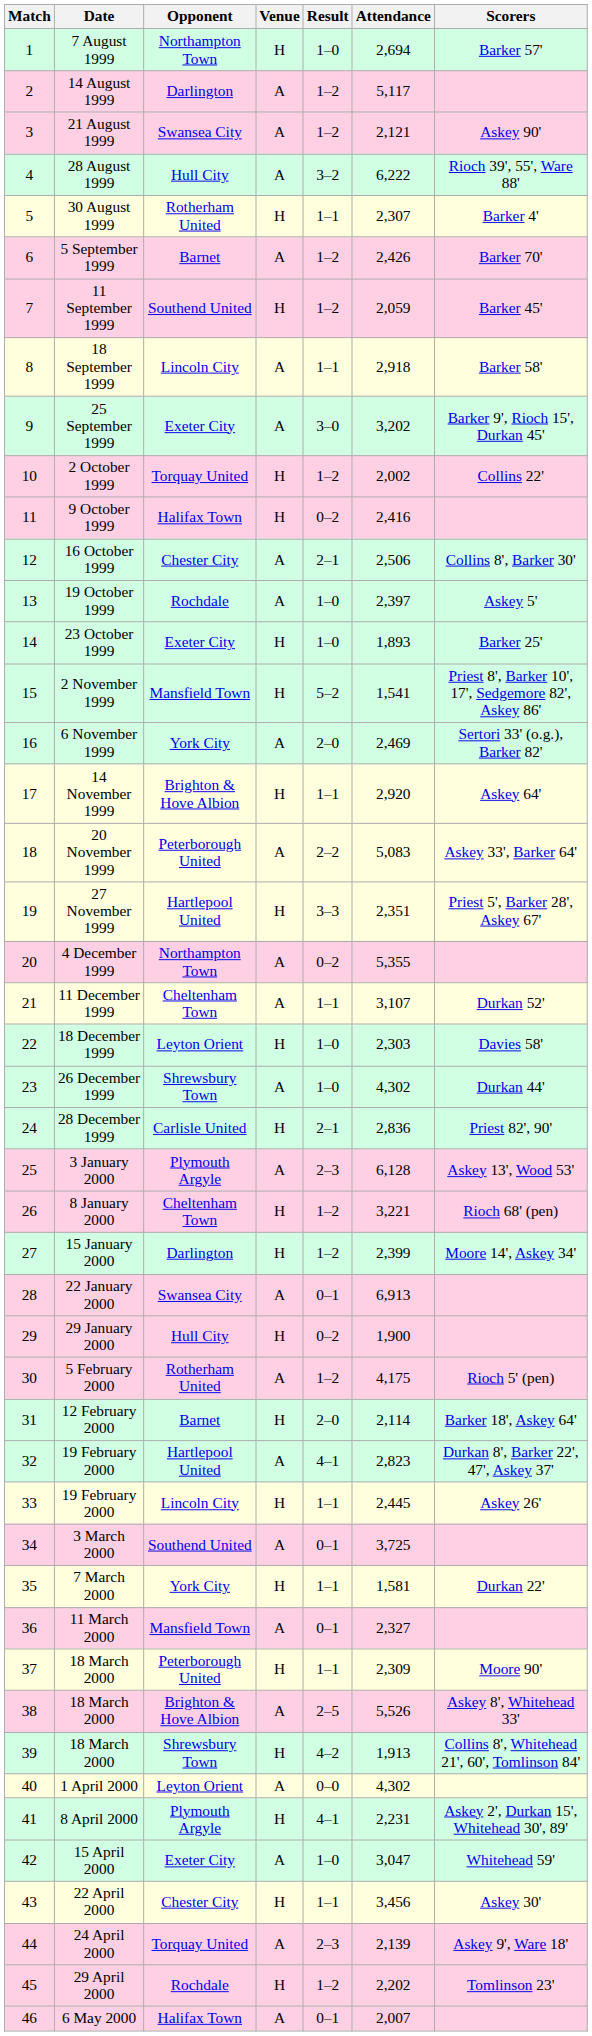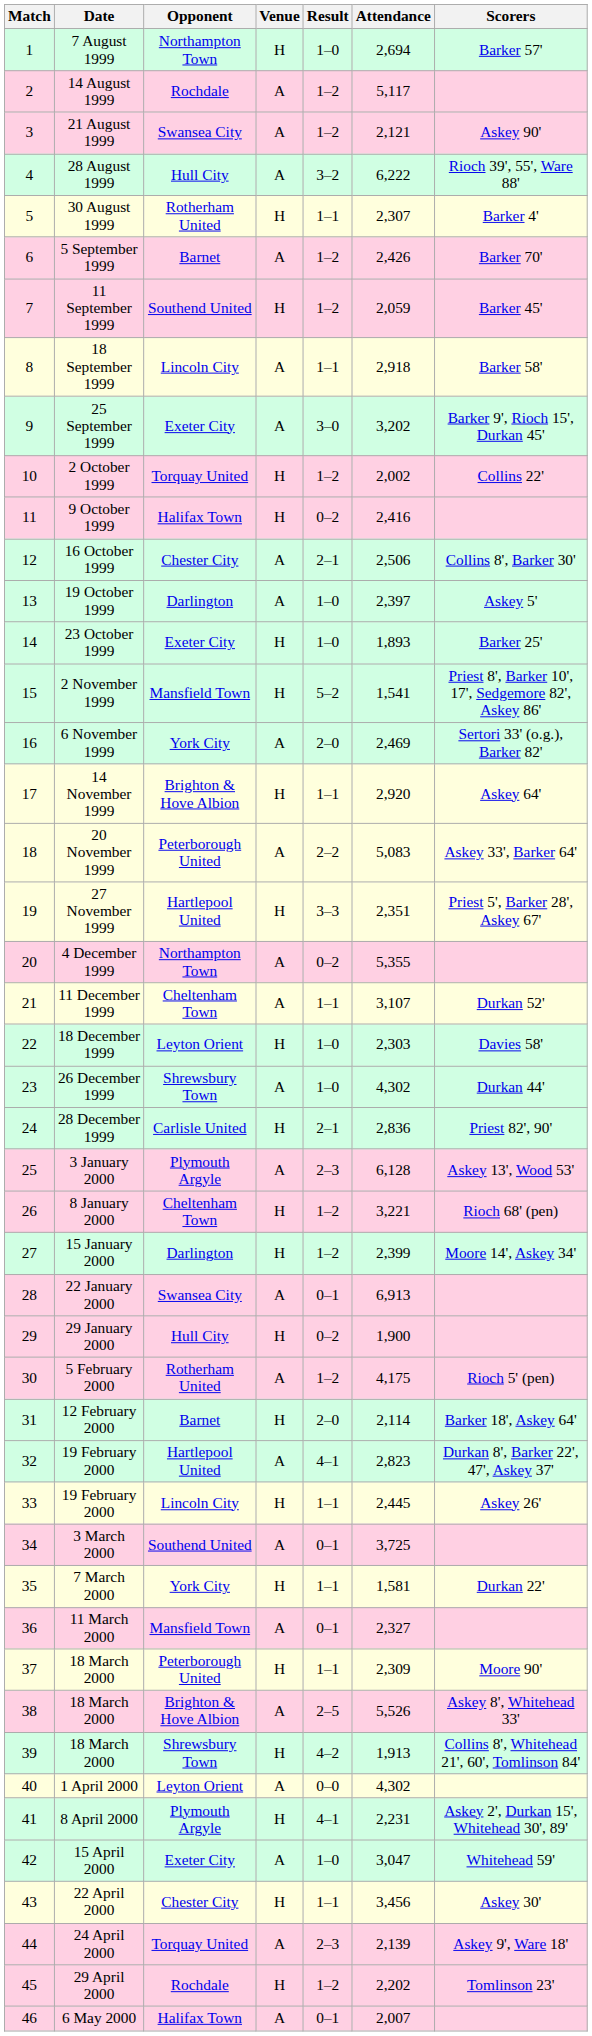(200, 91) Darlington -> (200, 91) Rochdale
(200, 601) Rochdale -> (200, 601) Darlington
